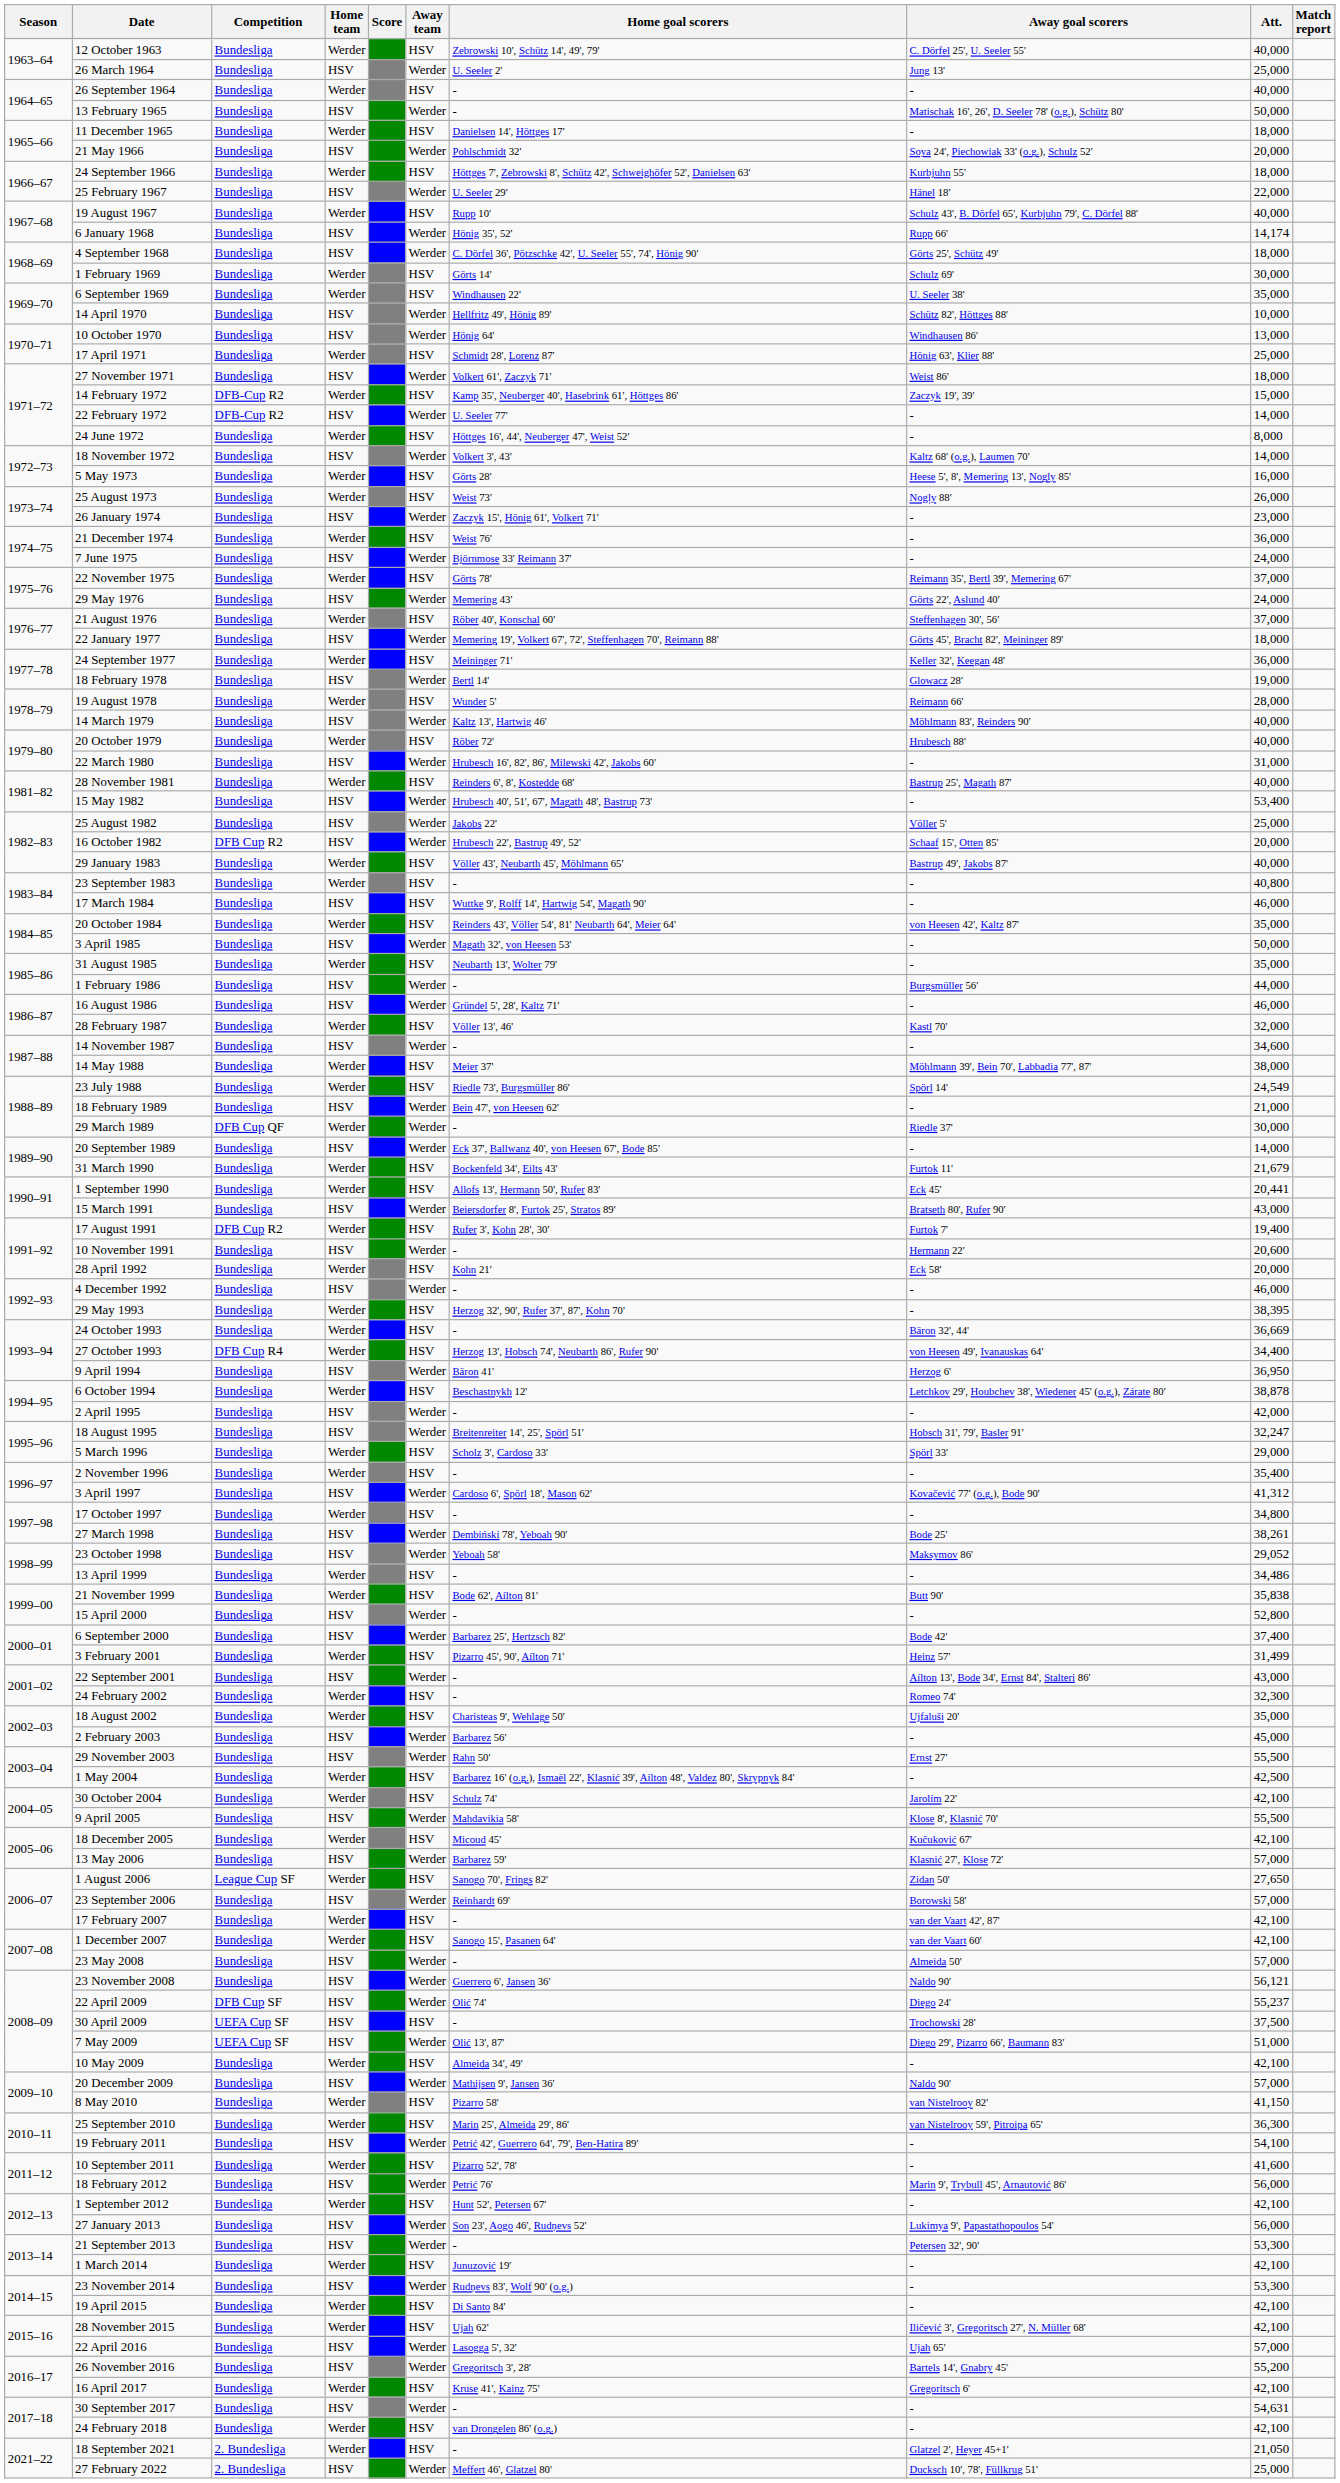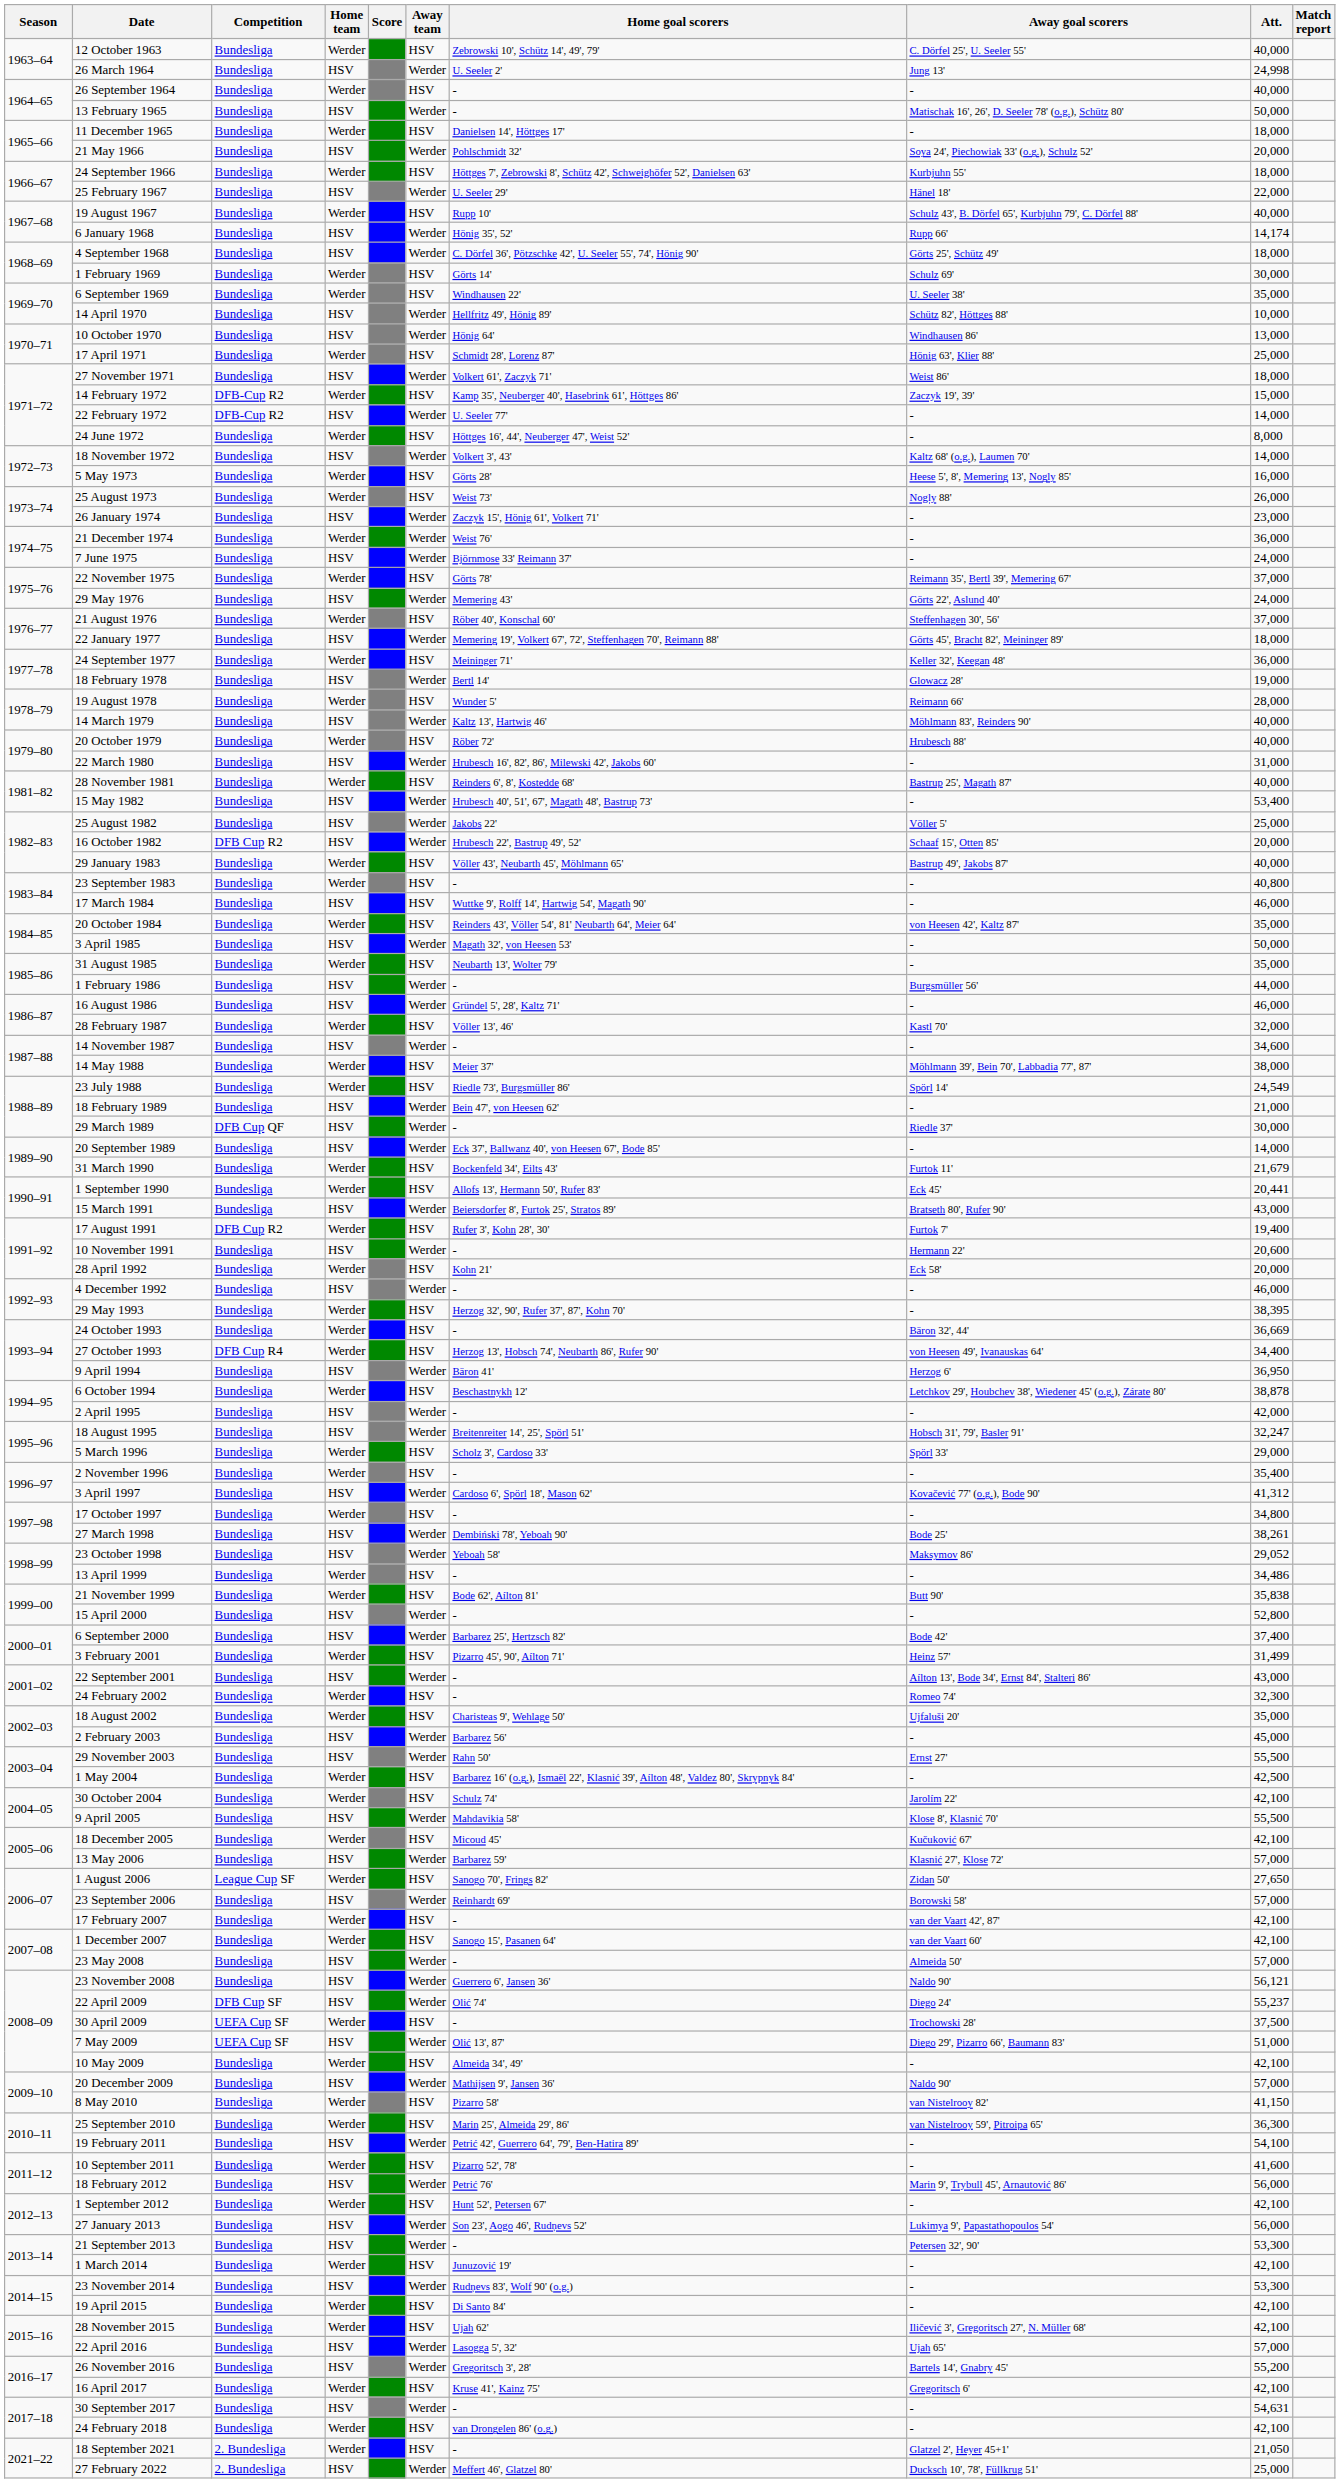(1272, 69) 25,000 -> (1272, 69) 24,998
(421, 537) HSV -> (427, 537) Werder
(347, 1127) Werder -> (341, 1127) HSV
(341, 2021) HSV -> (347, 2021) Werder
